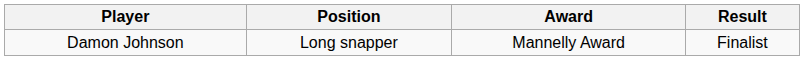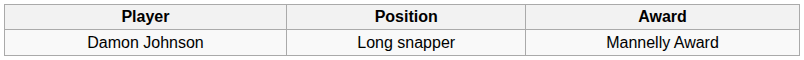- column: (742, 17)
